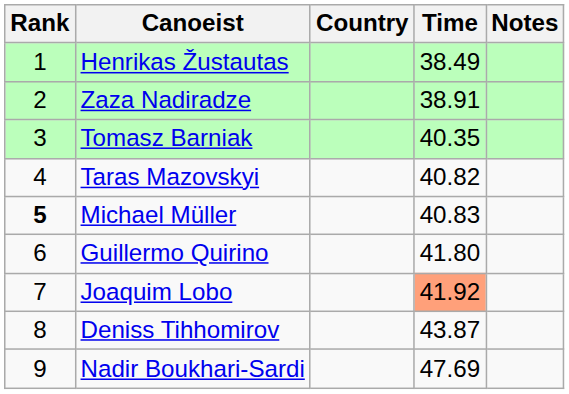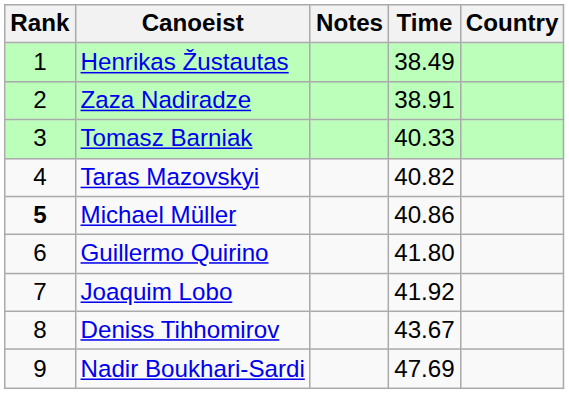columns swapped: (362, 23) <-> (525, 23)
(450, 138) 40.35 -> (424, 138) 40.33
(450, 215) 40.83 -> (424, 215) 40.86
(450, 291) lightsalmon background -> (424, 291) no background
(450, 330) 43.87 -> (424, 330) 43.67
